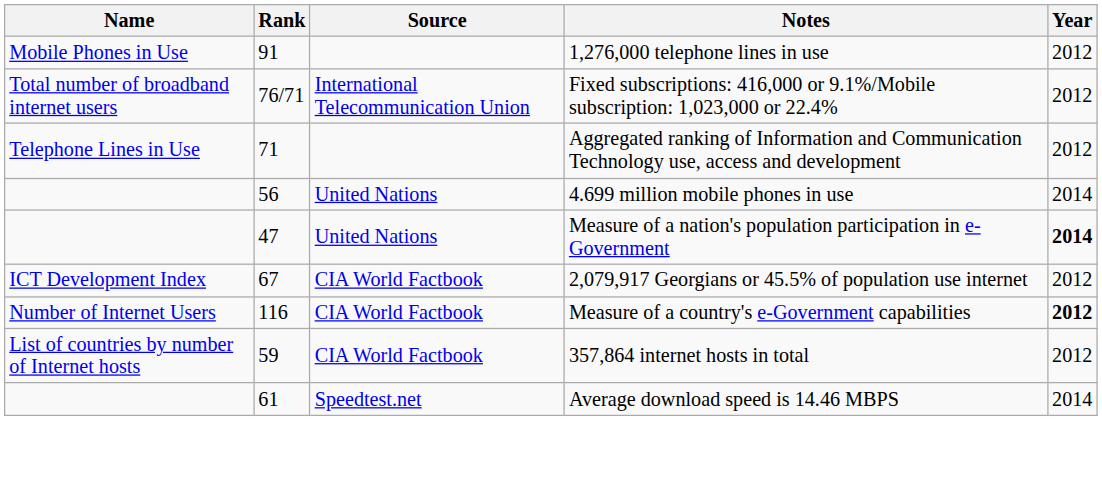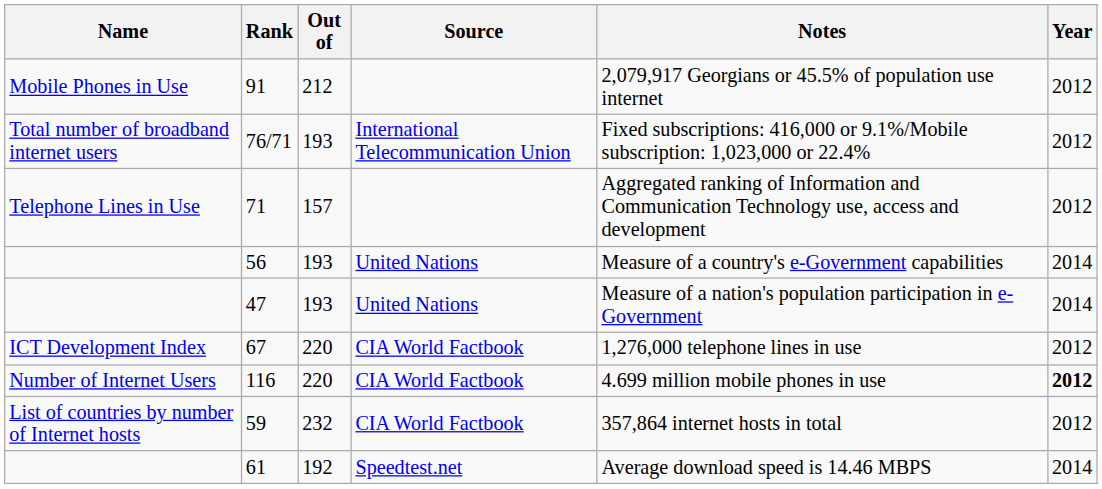+ column: (324, 31)
(699, 52) 1,276,000 telephone lines in use -> (798, 86) 2,079,917 Georgians or 45.5% of population use internet
(711, 193) 4.699 million mobile phones in use -> (802, 261) Measure of a country's e-Government capabilities
(1072, 237) bold -> (1072, 305) normal
(798, 280) 2,079,917 Georgians or 45.5% of population use internet -> (731, 348) 1,276,000 telephone lines in use
(770, 312) Measure of a country's e-Government capabilities -> (744, 380) 4.699 million mobile phones in use
